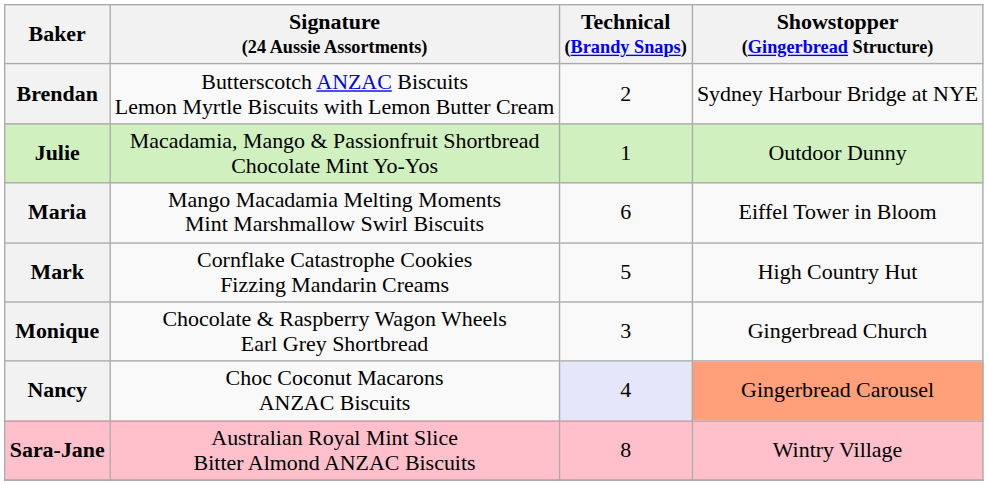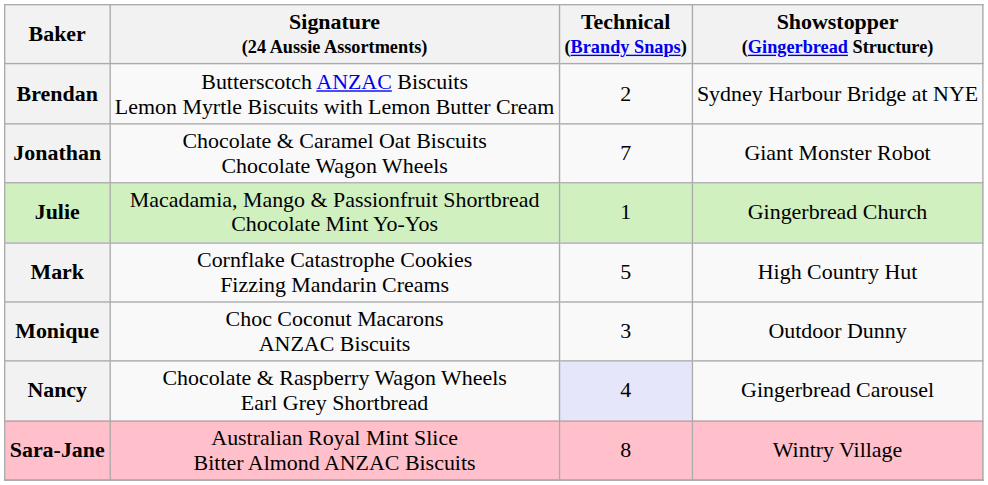+ row: (57, 153)
(838, 153) Outdoor Dunny -> (838, 212) Gingerbread Church
- row: (57, 212)
(335, 331) Chocolate & Raspberry Wagon Wheels Earl Grey Shortbread -> (335, 331) Choc Coconut Macarons ANZAC Biscuits
(838, 331) Gingerbread Church -> (838, 331) Outdoor Dunny
(335, 390) Choc Coconut Macarons ANZAC Biscuits -> (335, 390) Chocolate & Raspberry Wagon Wheels Earl Grey Shortbread
(838, 390) lightsalmon background -> (838, 390) no background
